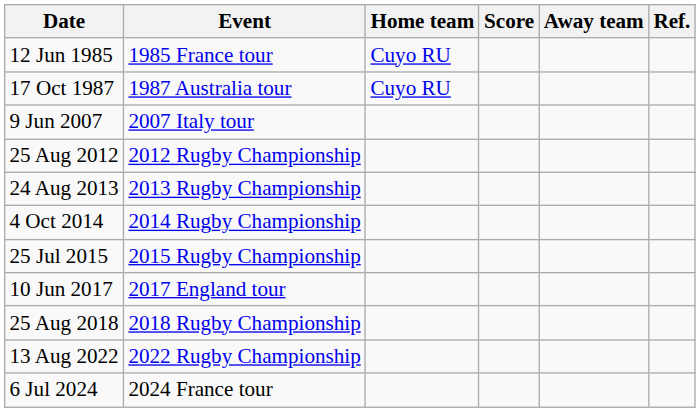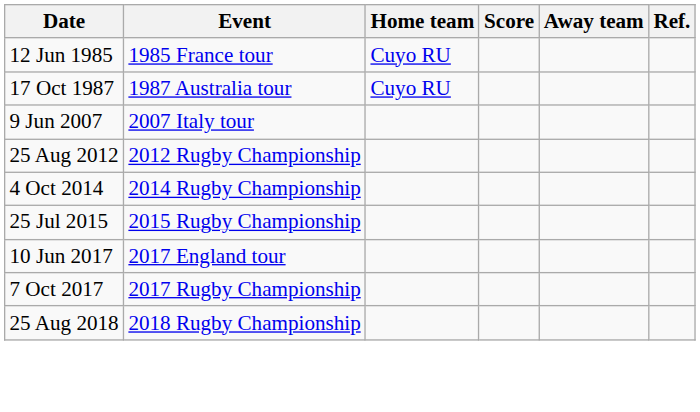- row: (64, 188)
+ row: (56, 289)
- row: (64, 356)
- row: (54, 389)
